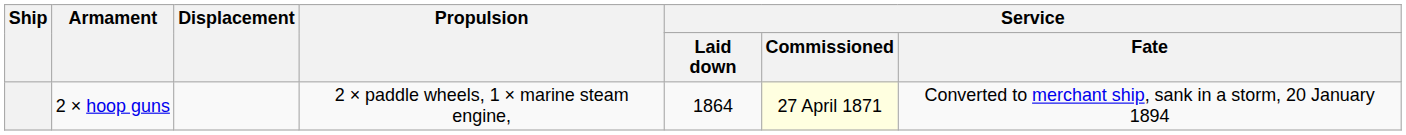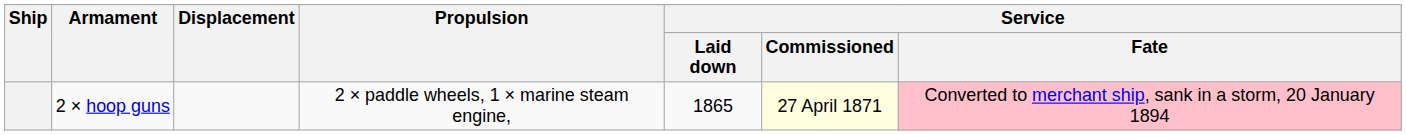(713, 105) 1864 -> (713, 105) 1865
(1150, 105) no background -> (1150, 105) pink background
